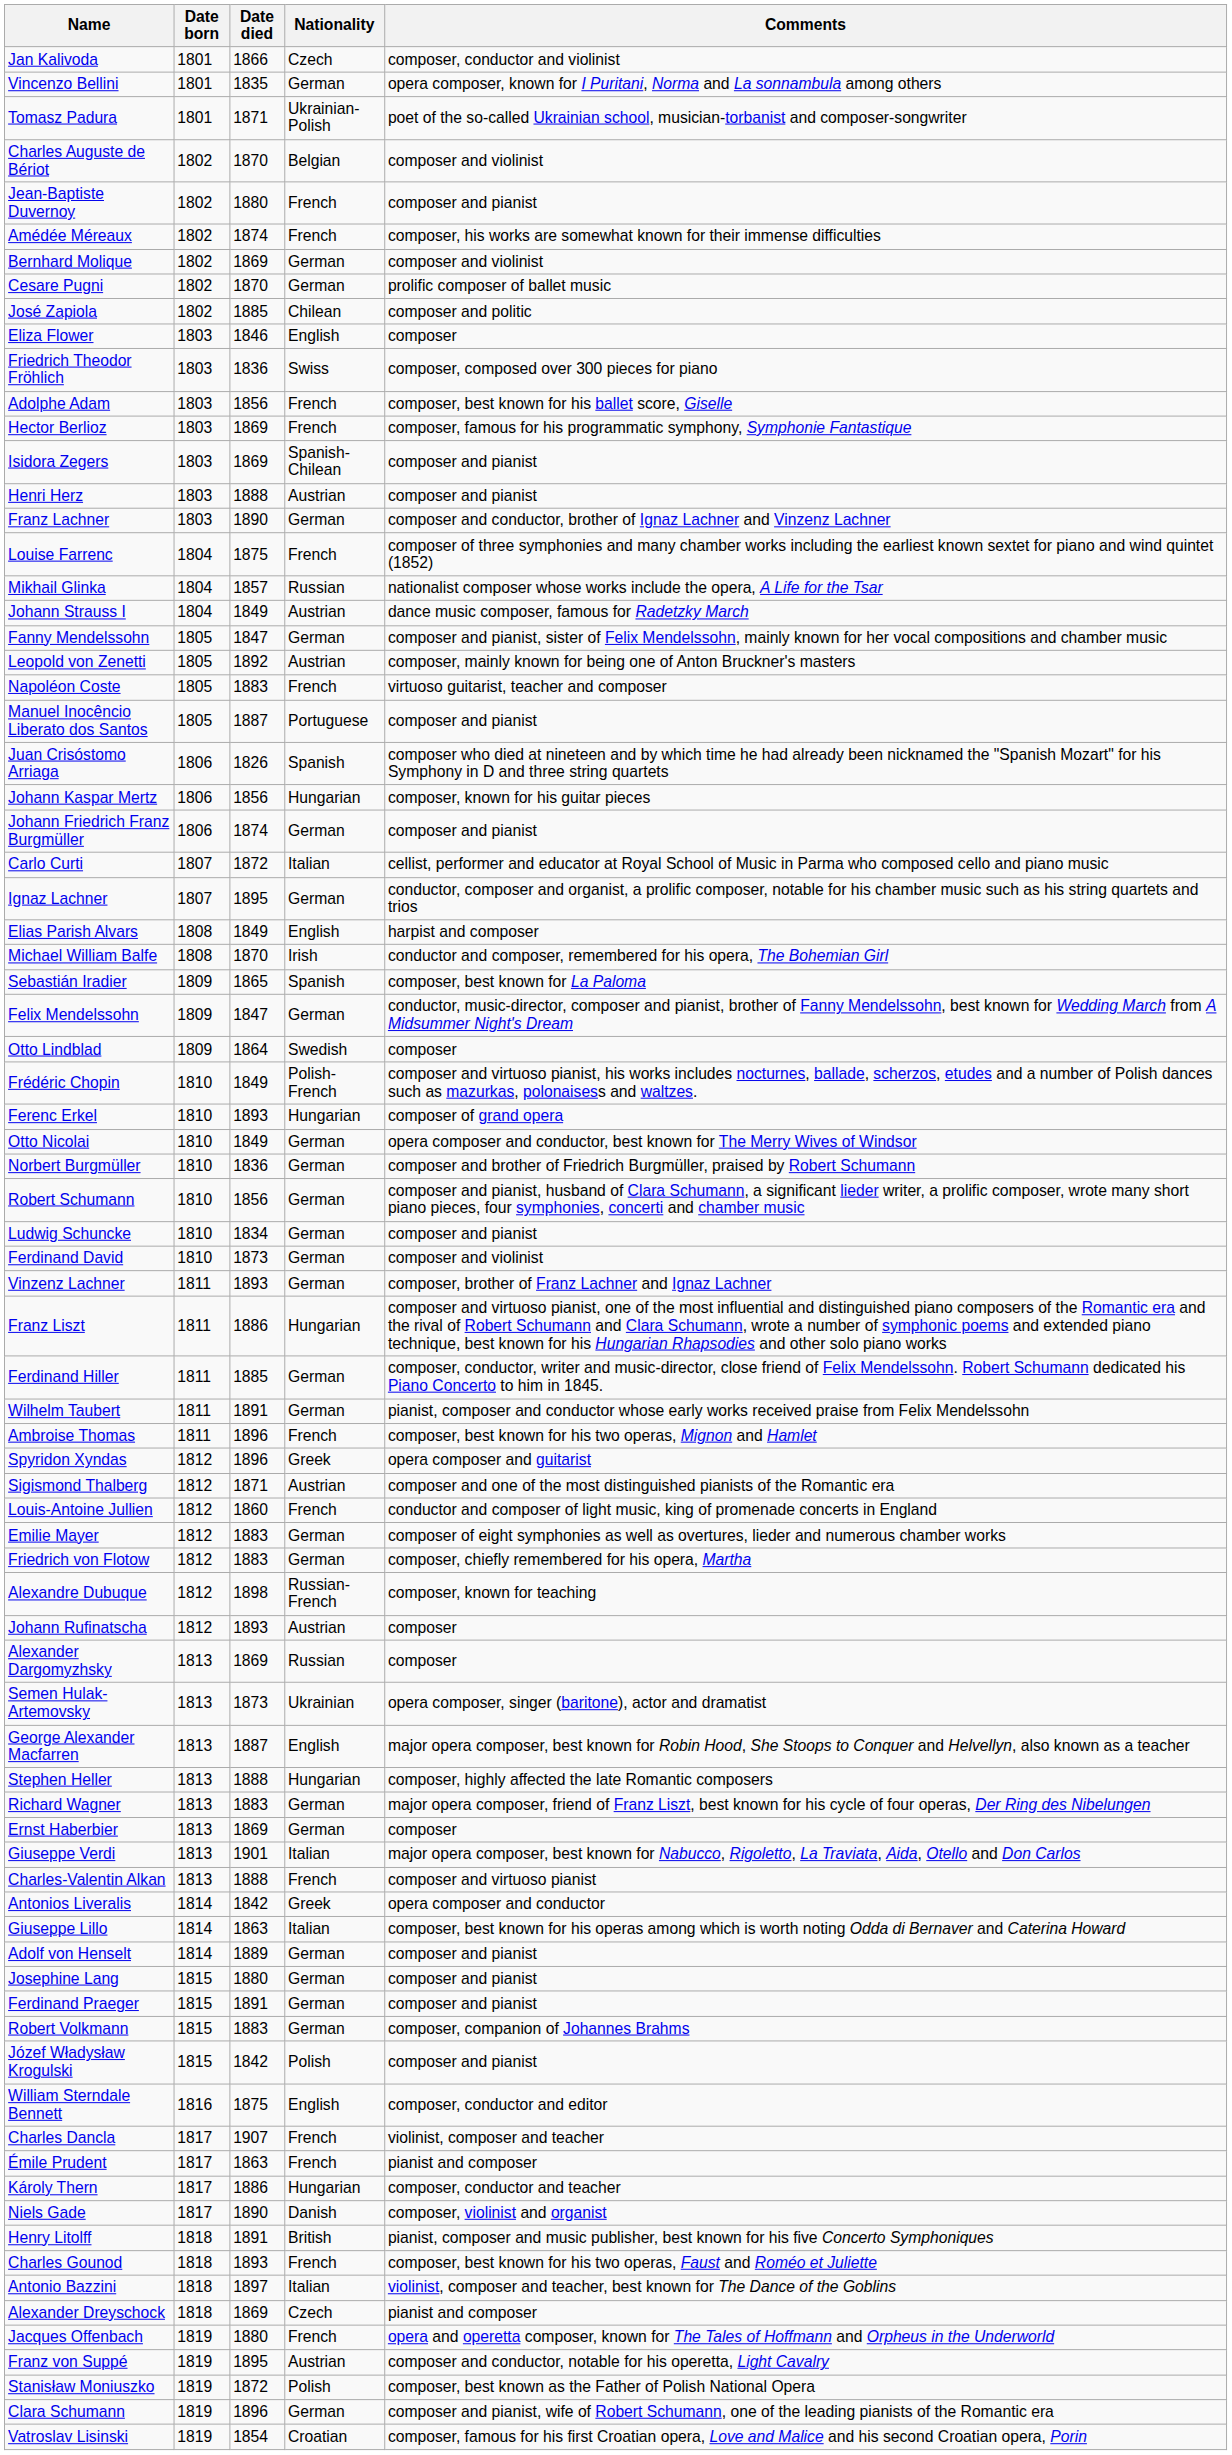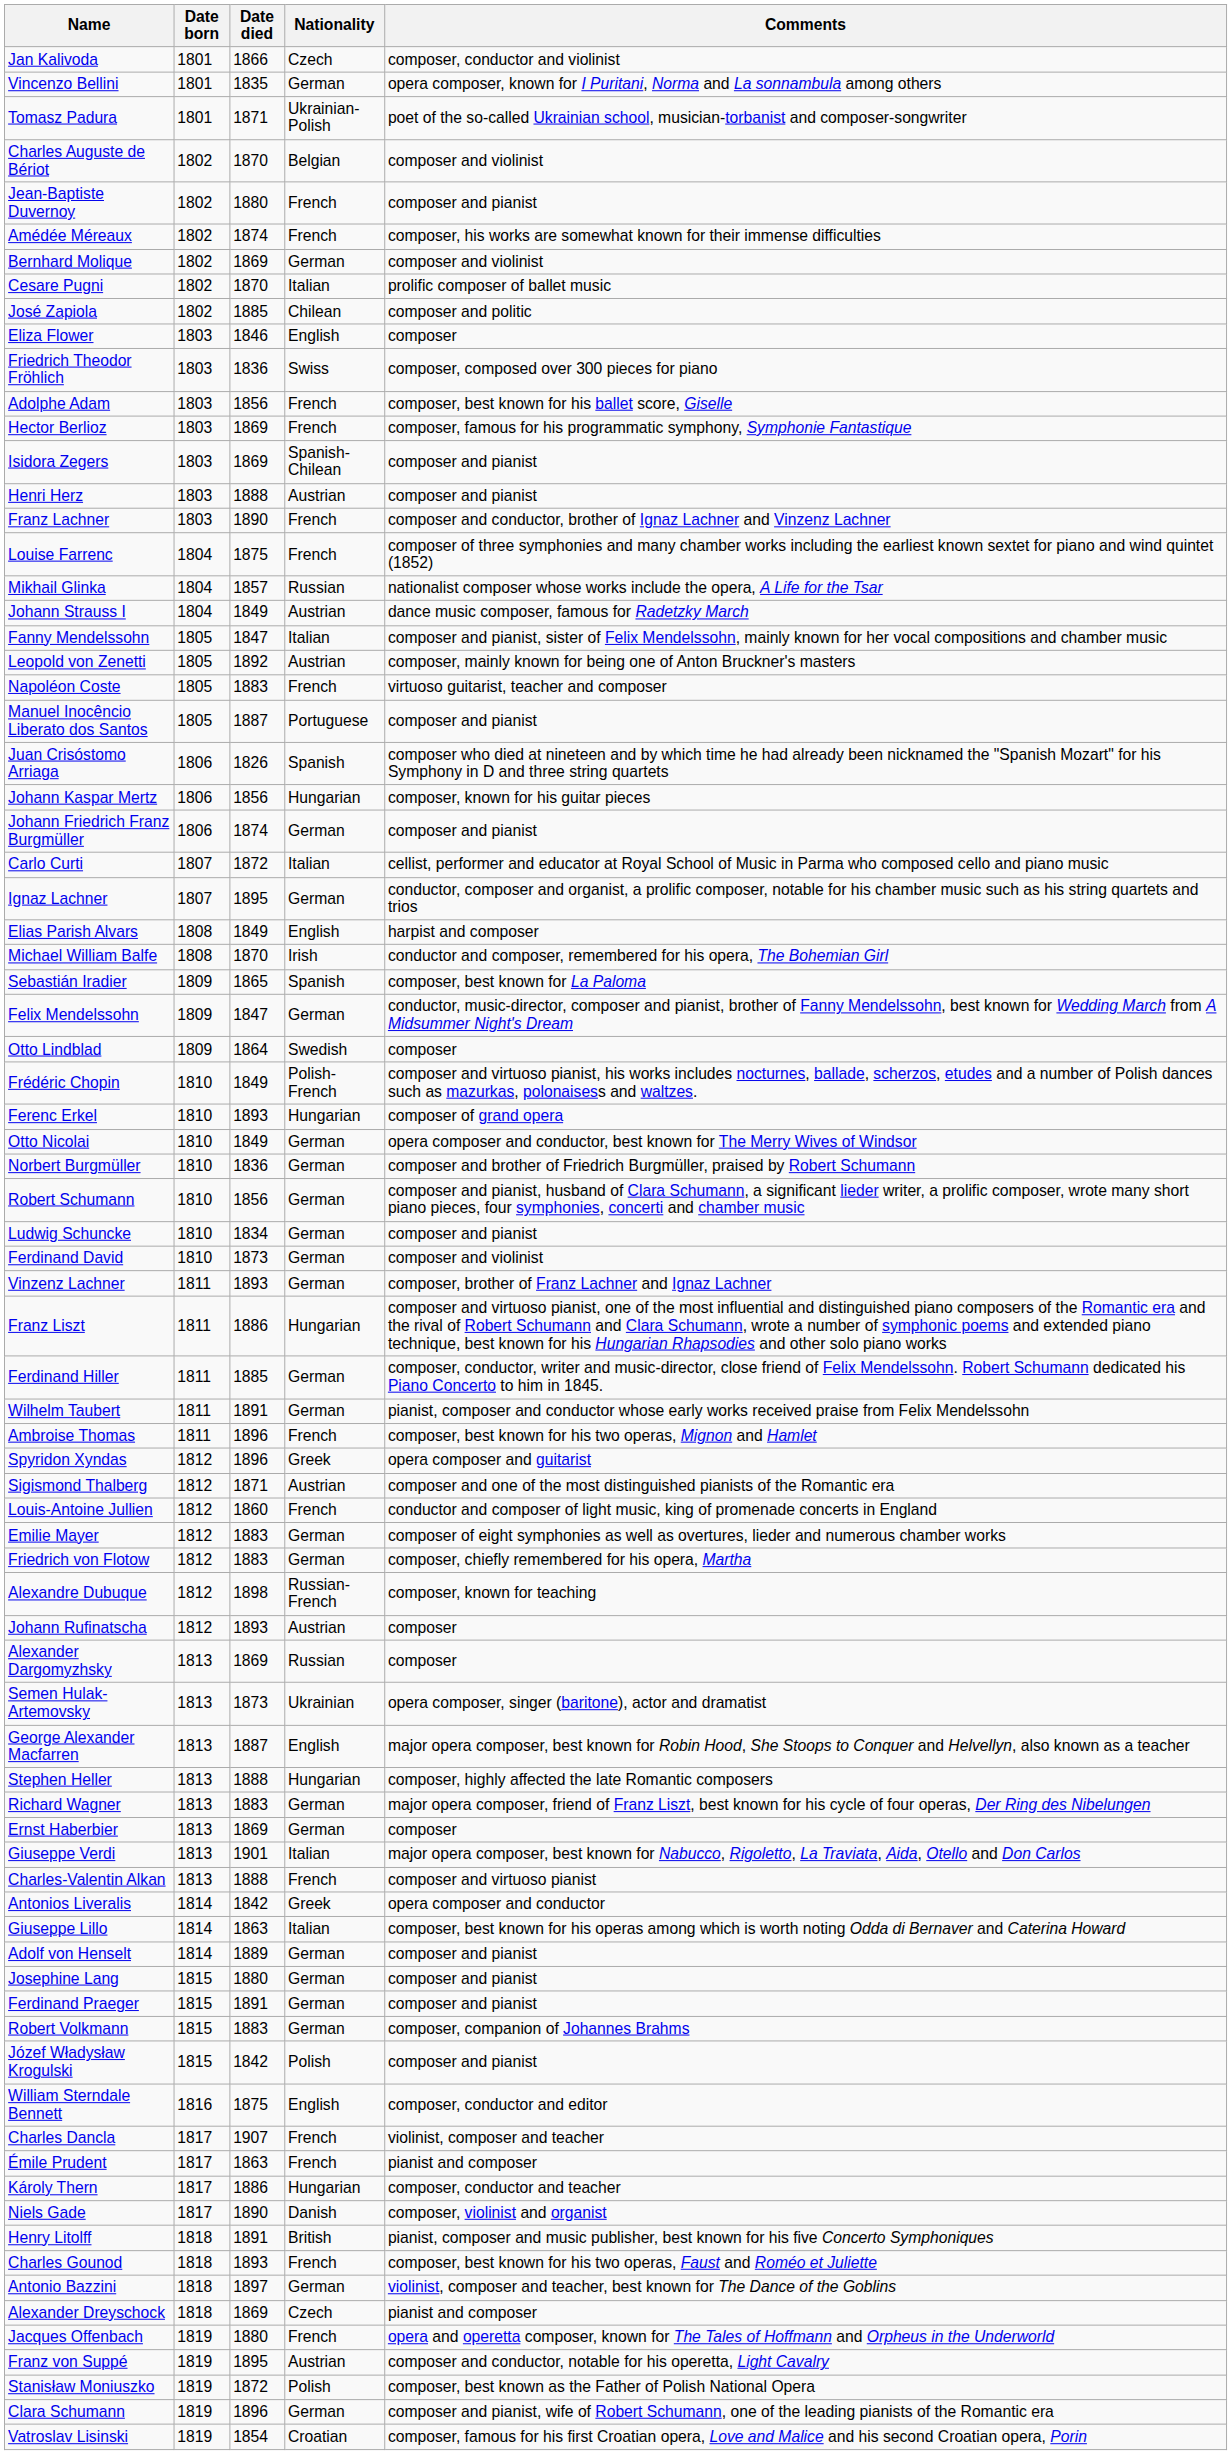(316, 286) German -> (309, 286) Italian
(316, 520) German -> (312, 520) French
(316, 637) German -> (309, 637) Italian
(309, 2287) Italian -> (316, 2287) German
